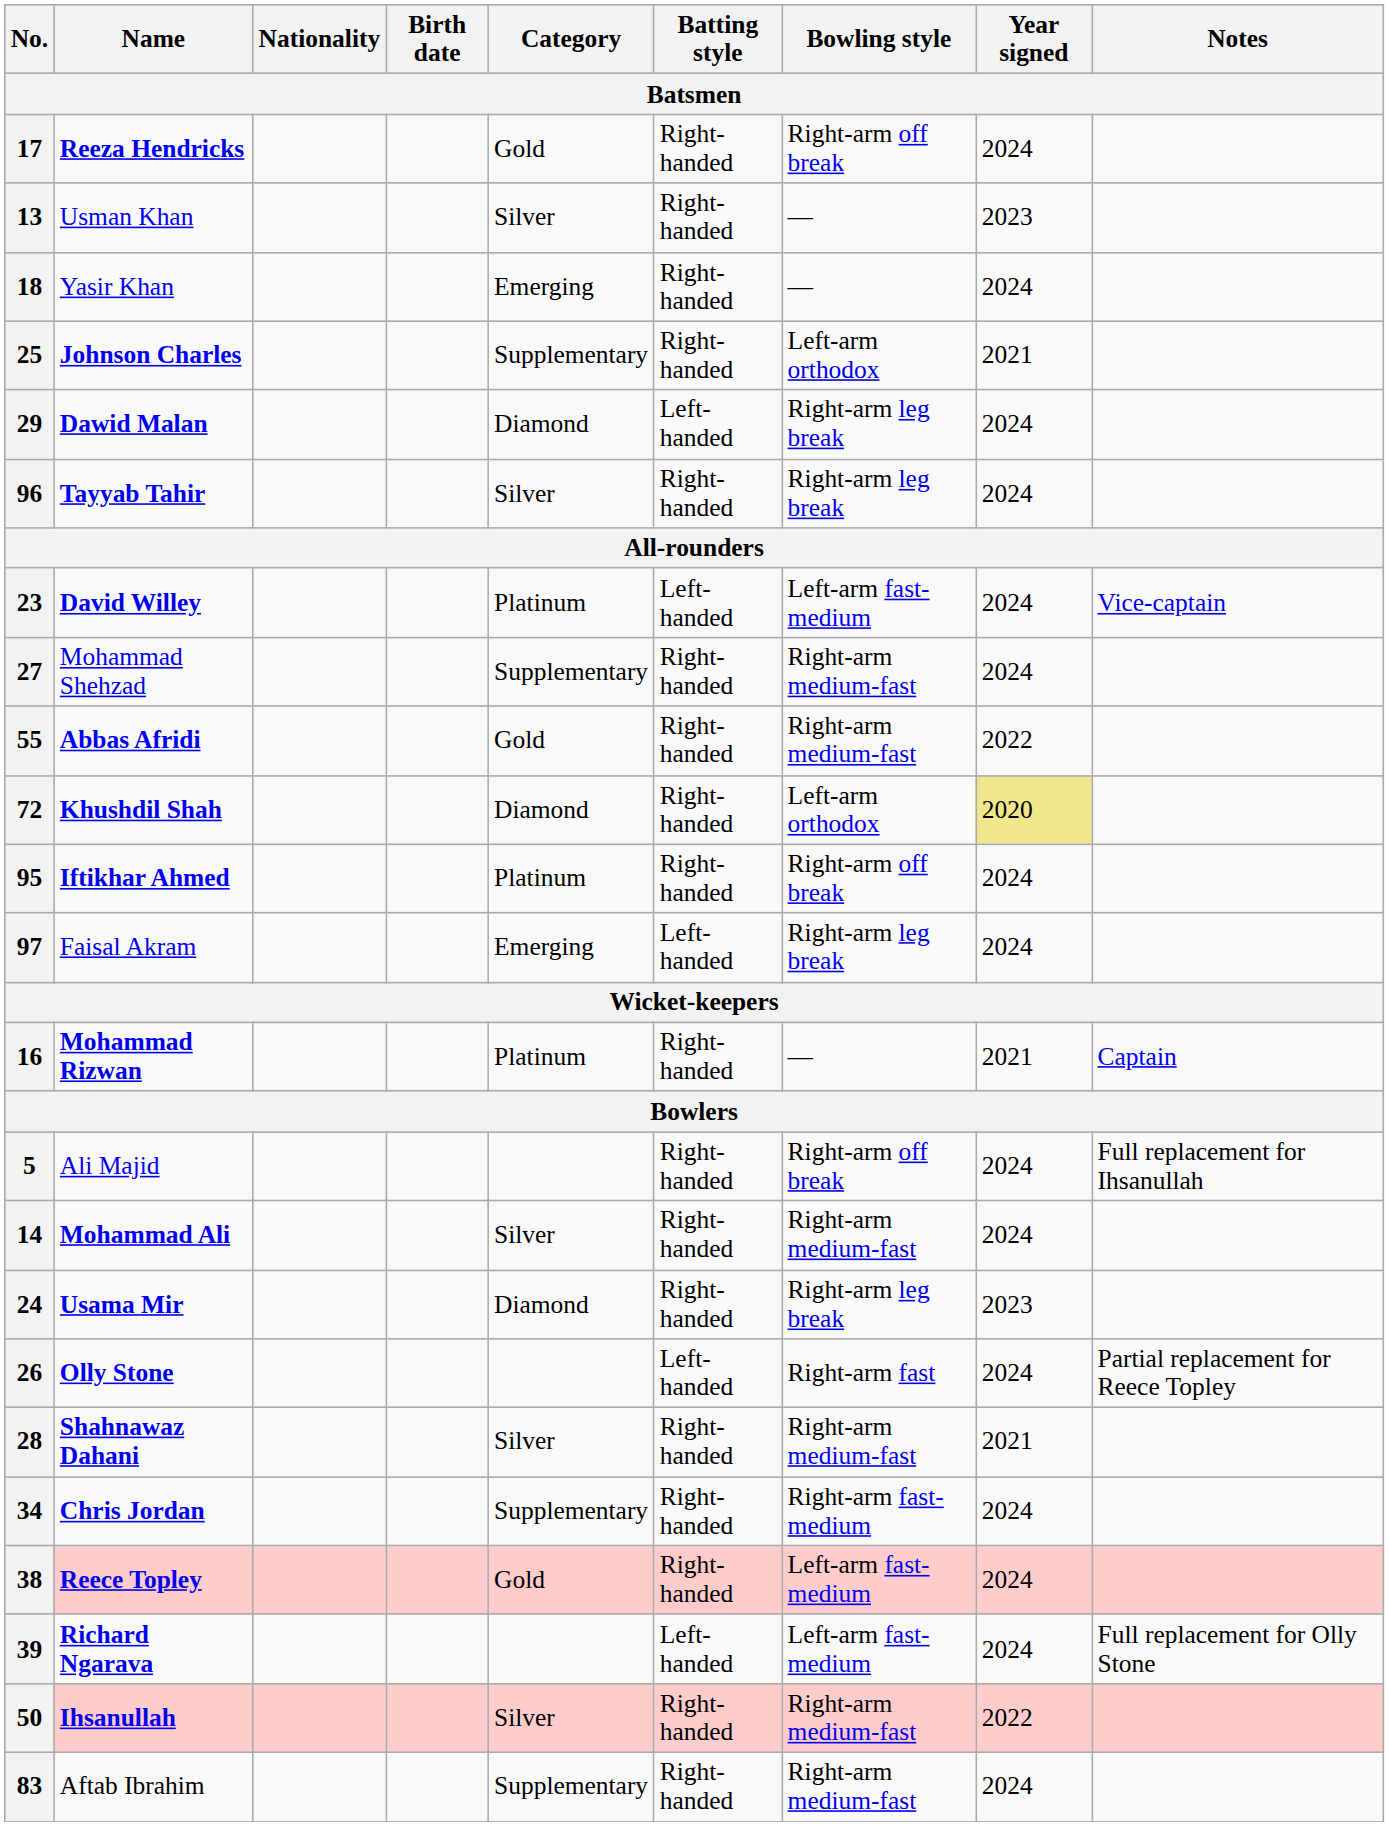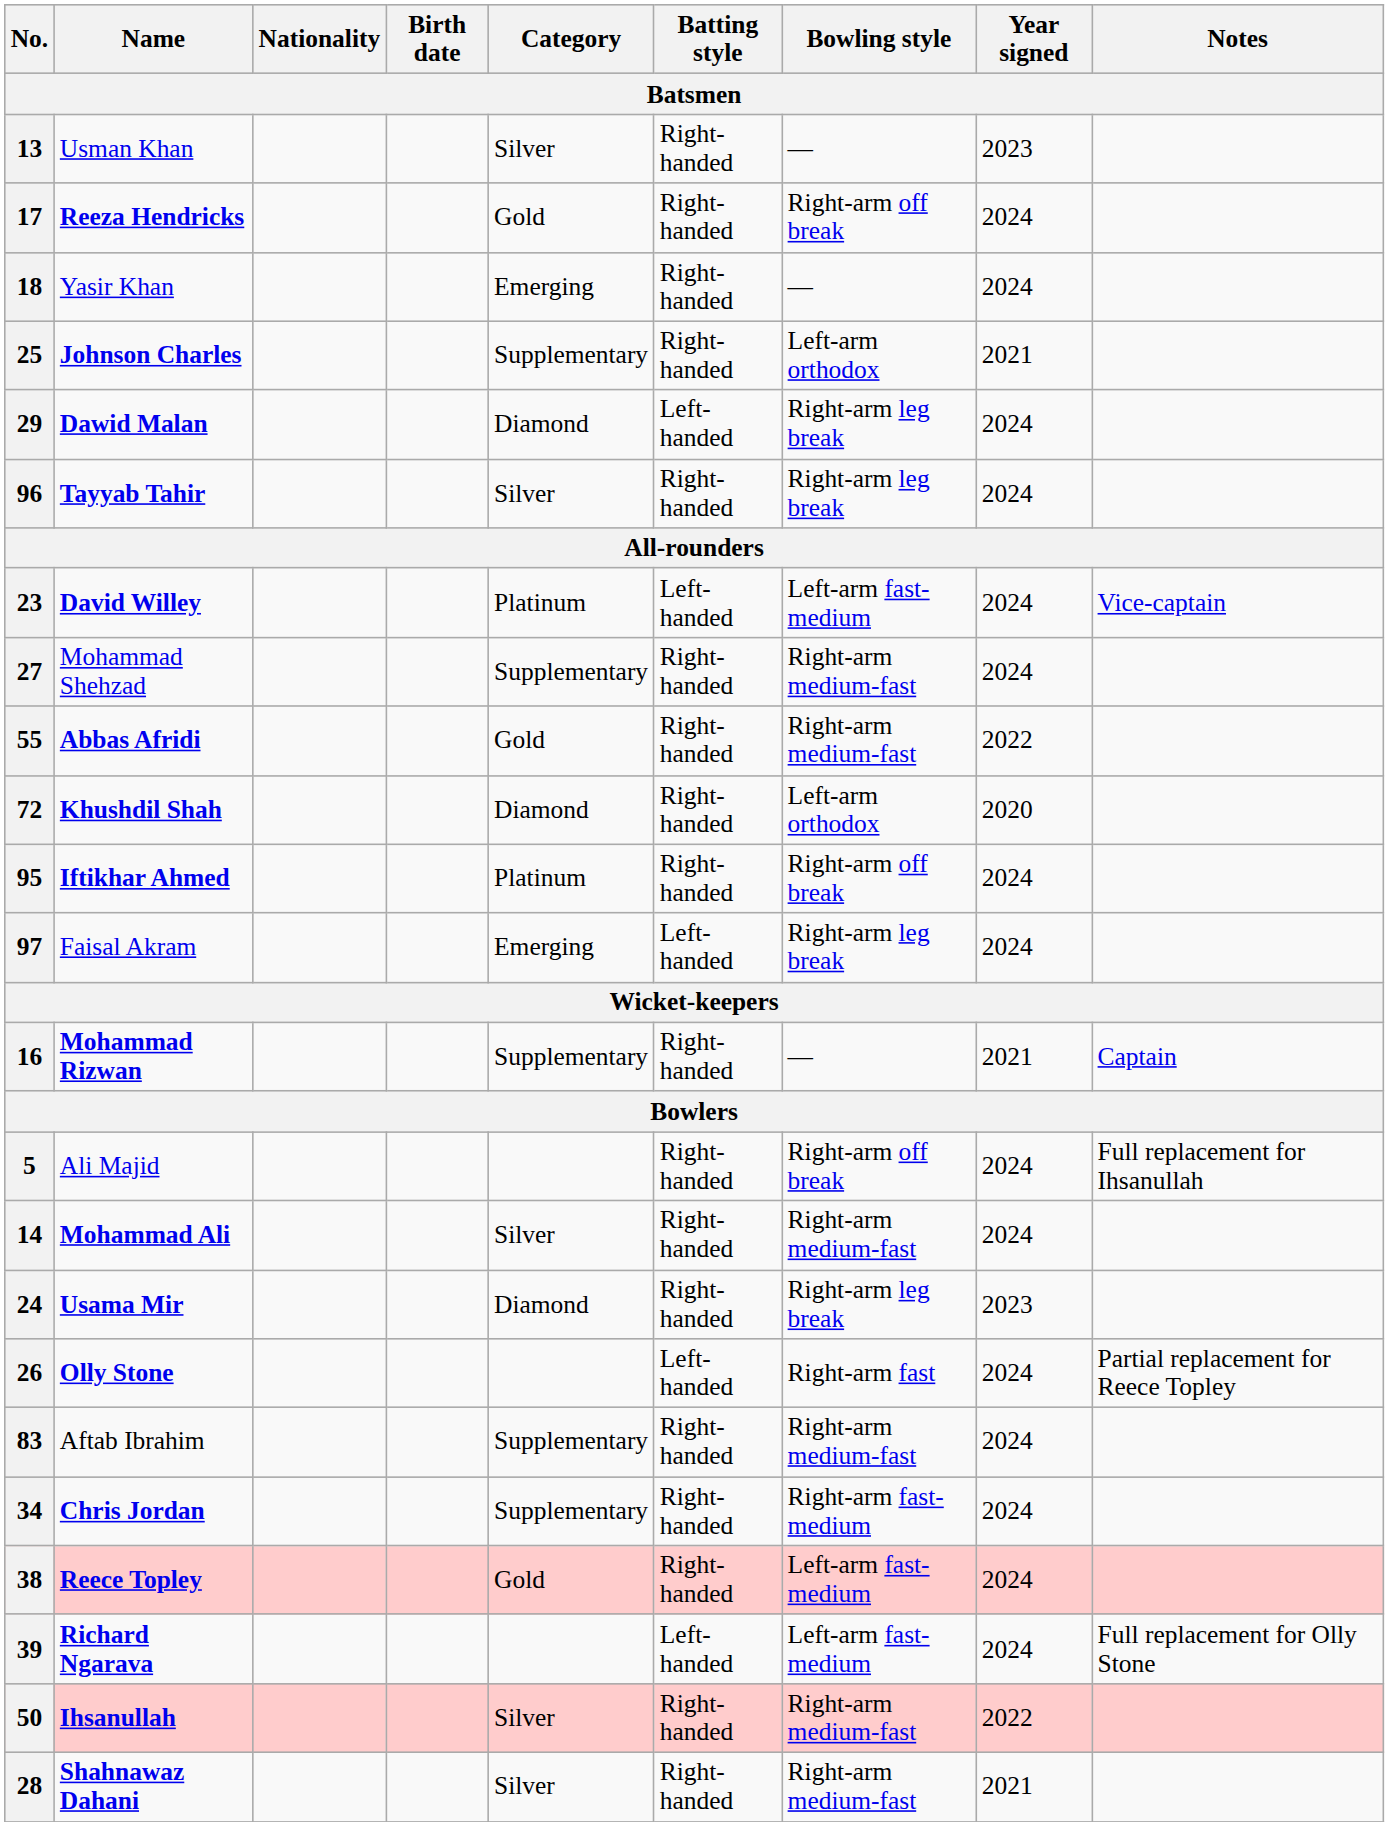rows swapped: (29, 217) <-> (29, 148)
(1007, 809) khaki background -> (1007, 809) no background
(540, 1056) Platinum -> (571, 1056) Supplementary
rows swapped: (29, 1441) <-> (29, 1786)
